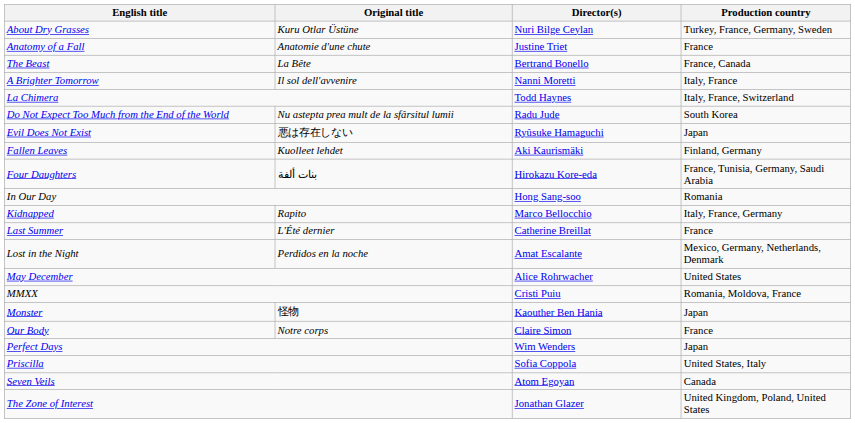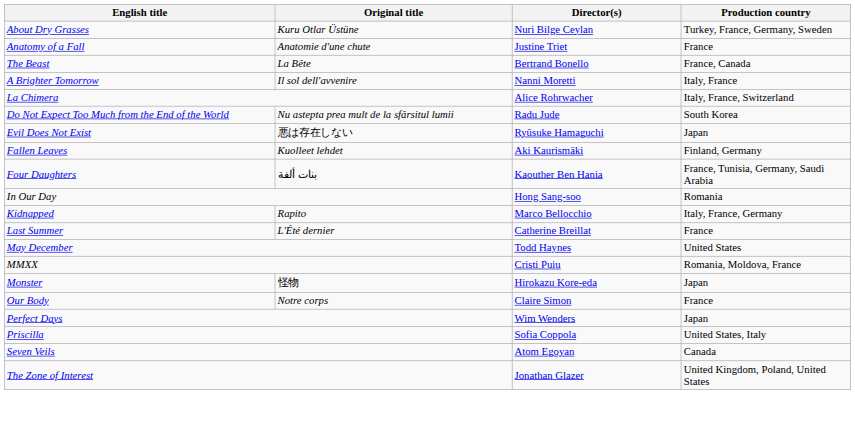(543, 98) Todd Haynes -> (554, 98) Alice Rohrwacher
(556, 174) Hirokazu Kore-eda -> (559, 174) Kaouther Ben Hania
- row: (43, 254)
(554, 277) Alice Rohrwacher -> (543, 248) Todd Haynes
(559, 312) Kaouther Ben Hania -> (556, 283) Hirokazu Kore-eda
